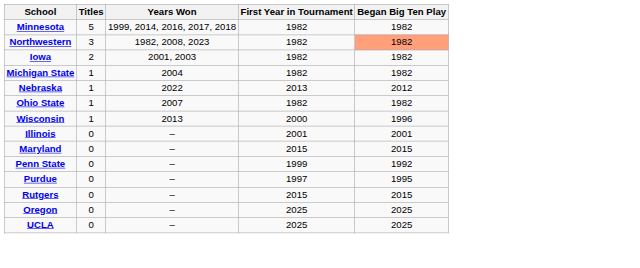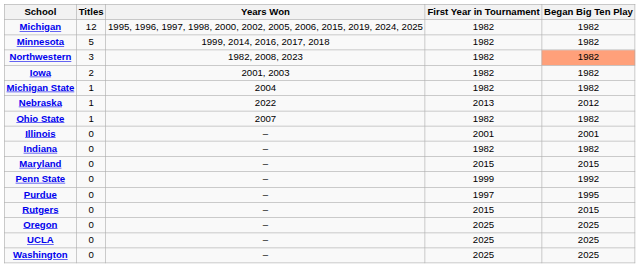+ row: (40, 27)
- row: (40, 118)
+ row: (40, 149)
+ row: (40, 255)
